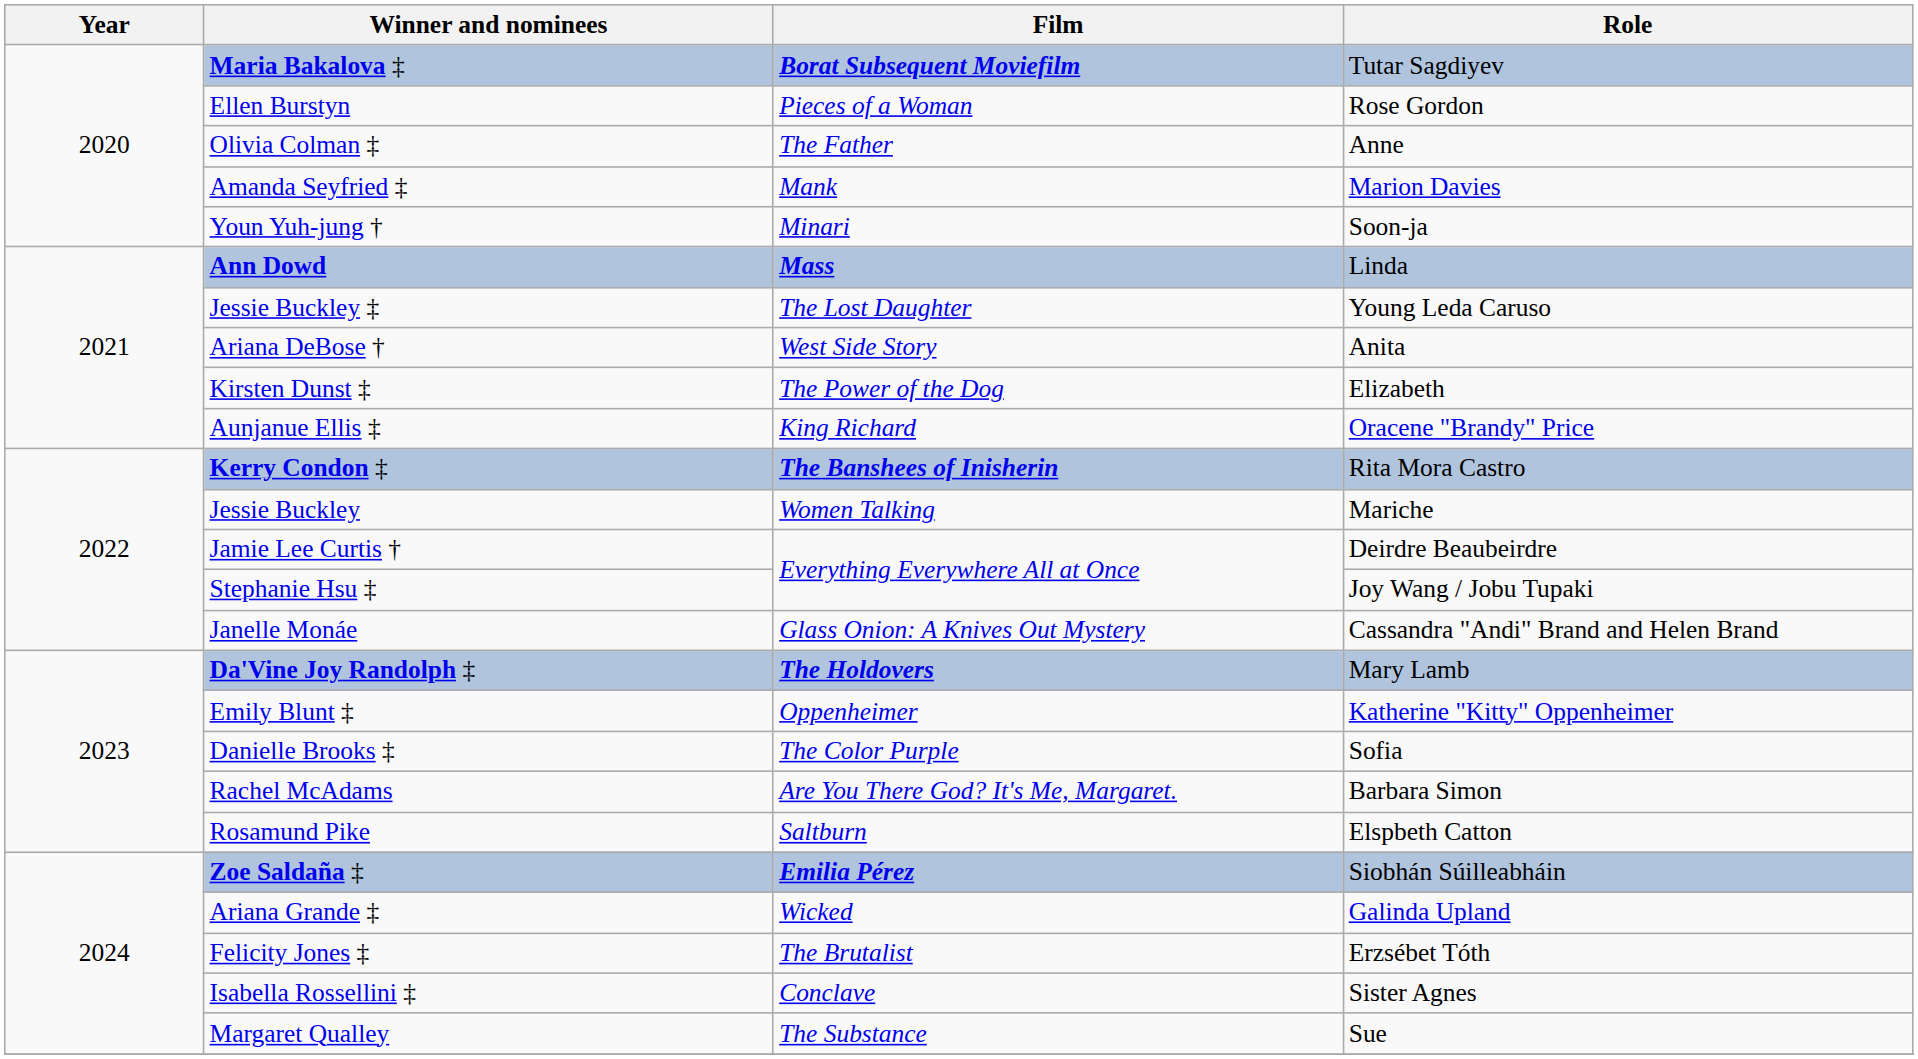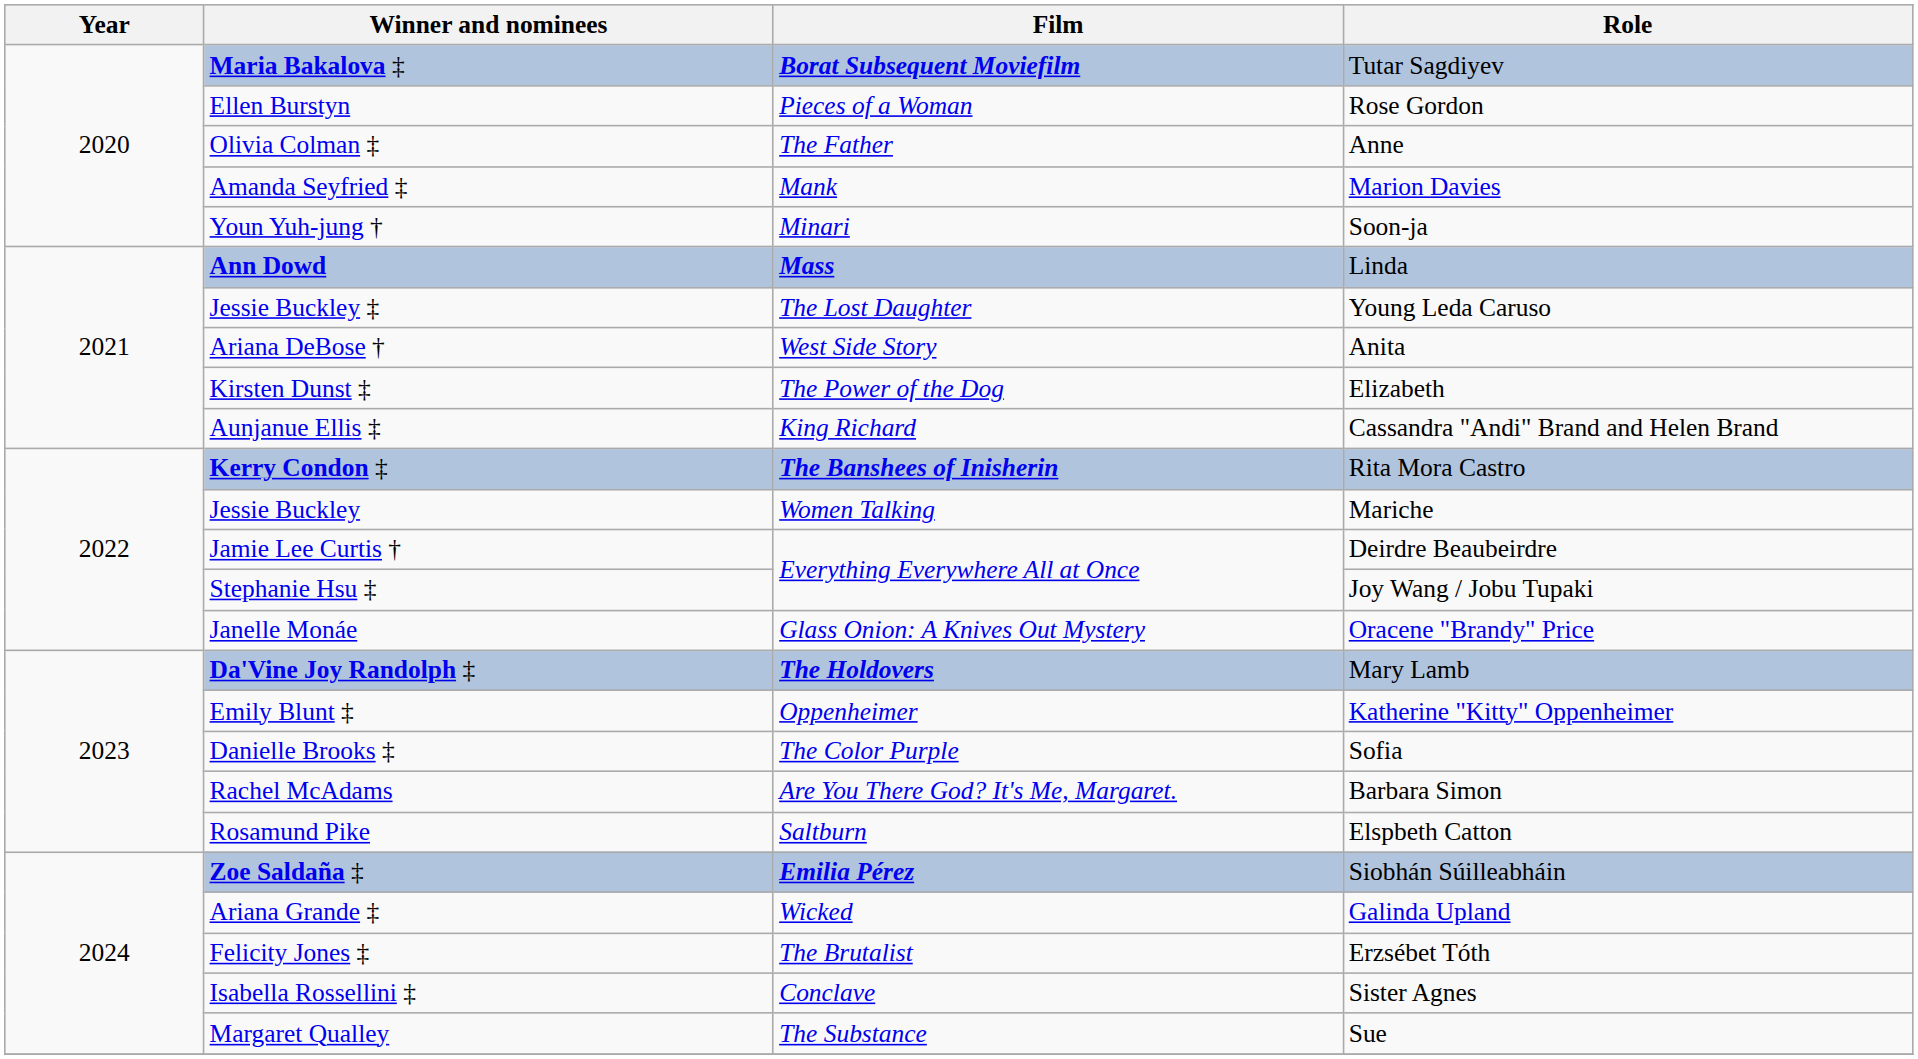(1471, 428) Oracene "Brandy" Price -> (1564, 428) Cassandra "Andi" Brand and Helen Brand
(1564, 629) Cassandra "Andi" Brand and Helen Brand -> (1471, 629) Oracene "Brandy" Price
